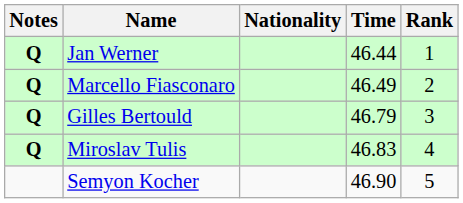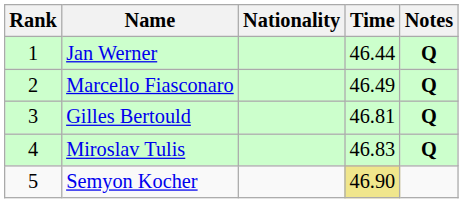columns swapped: (429, 20) <-> (34, 20)
(373, 117) 46.79 -> (372, 117) 46.81
(373, 181) no background -> (372, 181) khaki background
